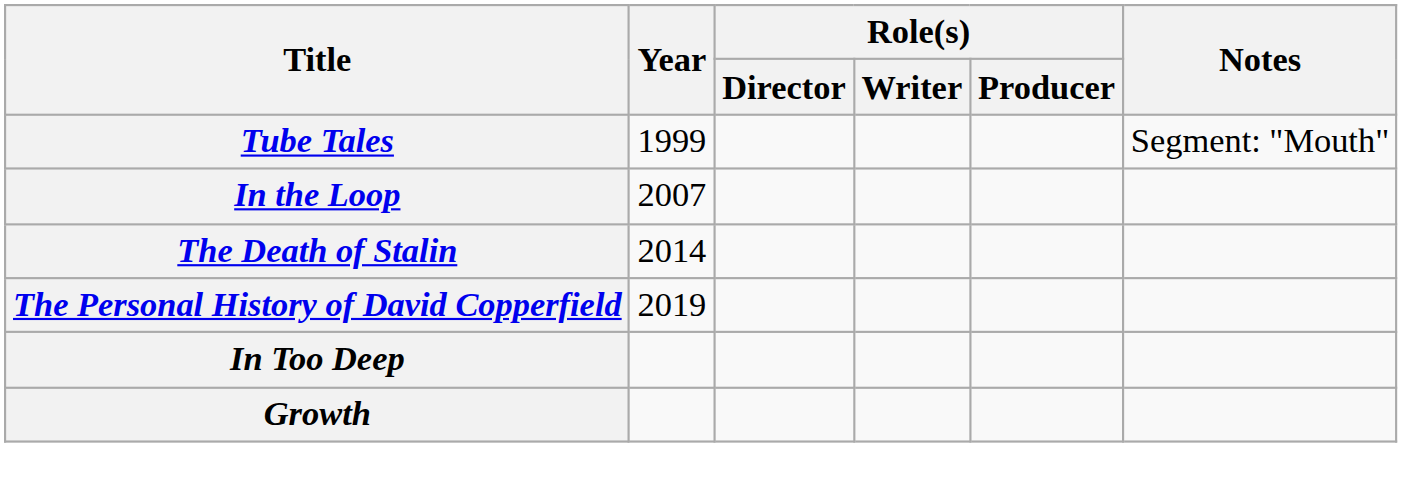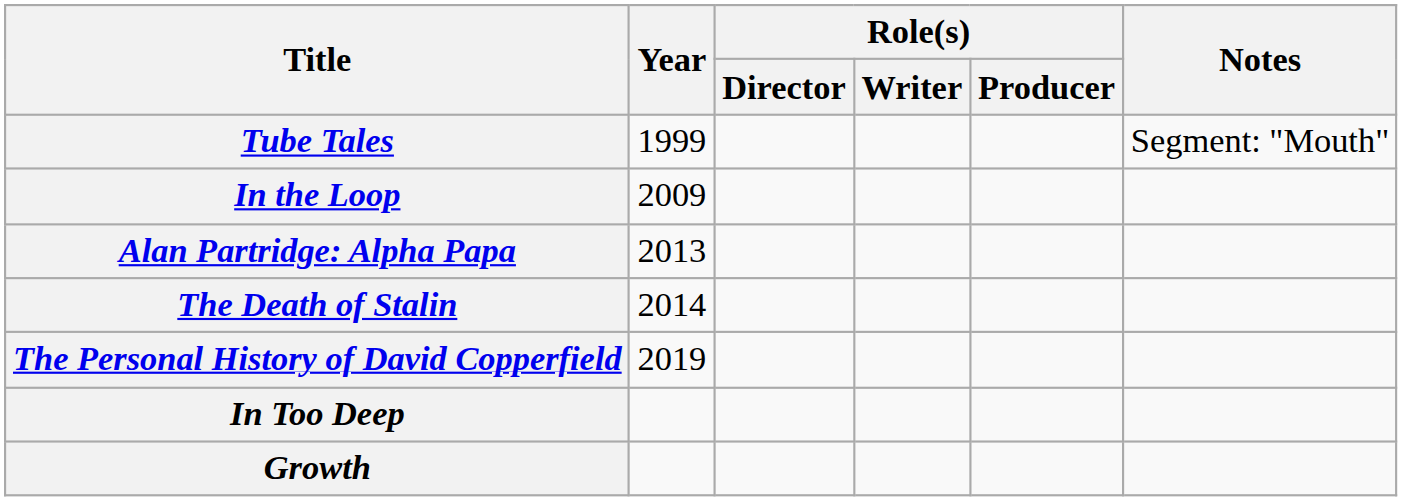(672, 195) 2007 -> (672, 195) 2009
+ row: (317, 250)
